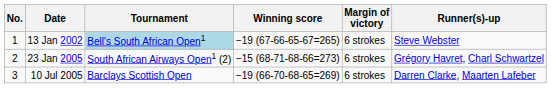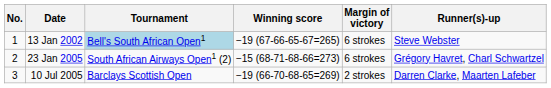(365, 75) 6 strokes -> (365, 75) 2 strokes
